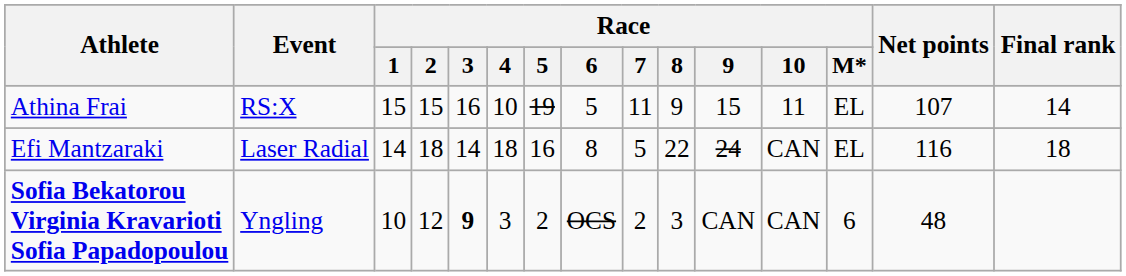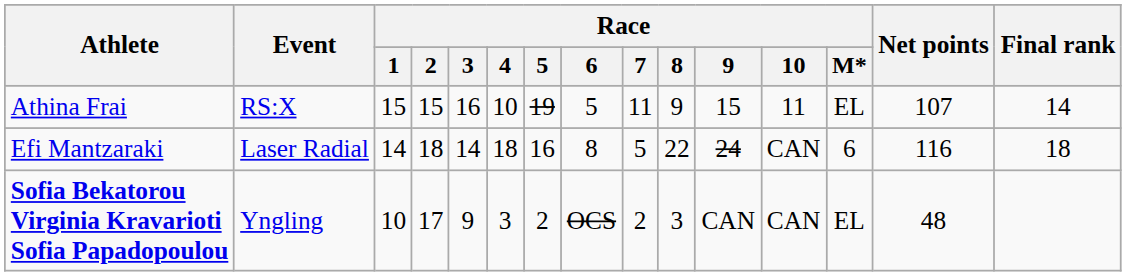(849, 148) EL -> (849, 148) 6
(431, 220) 12 -> (431, 220) 17
(468, 220) bold -> (468, 220) normal
(849, 220) 6 -> (849, 220) EL
